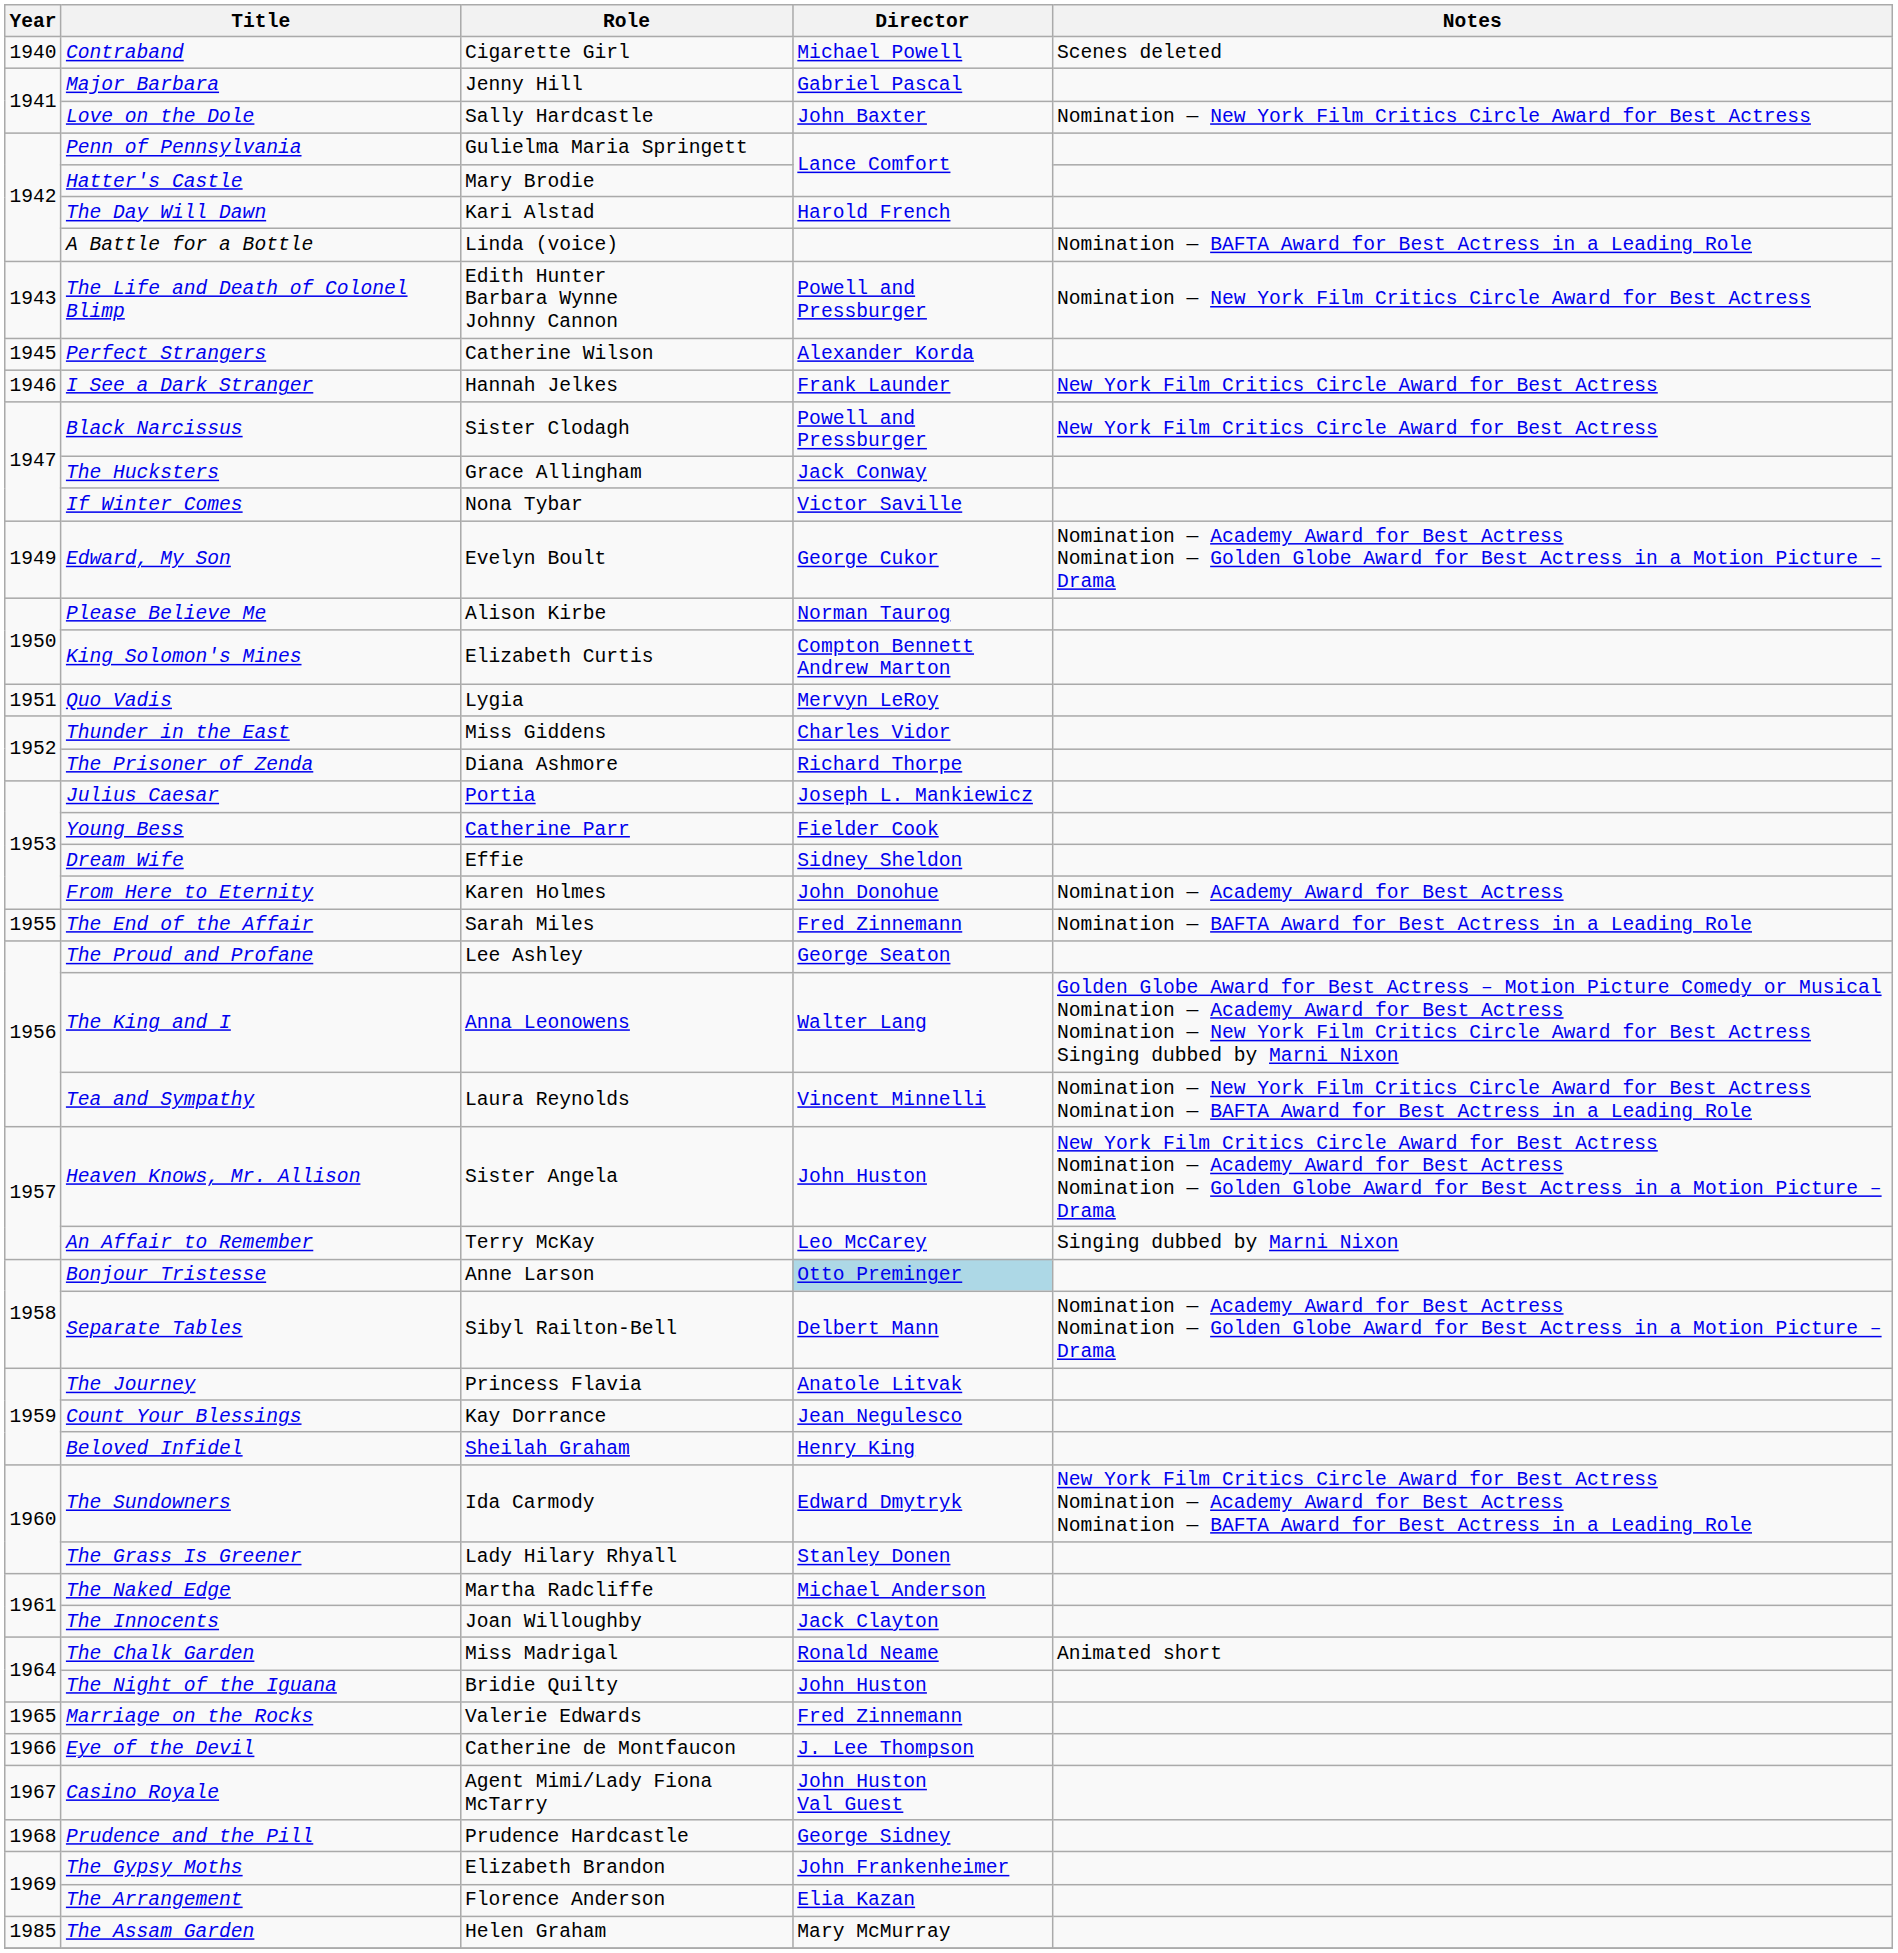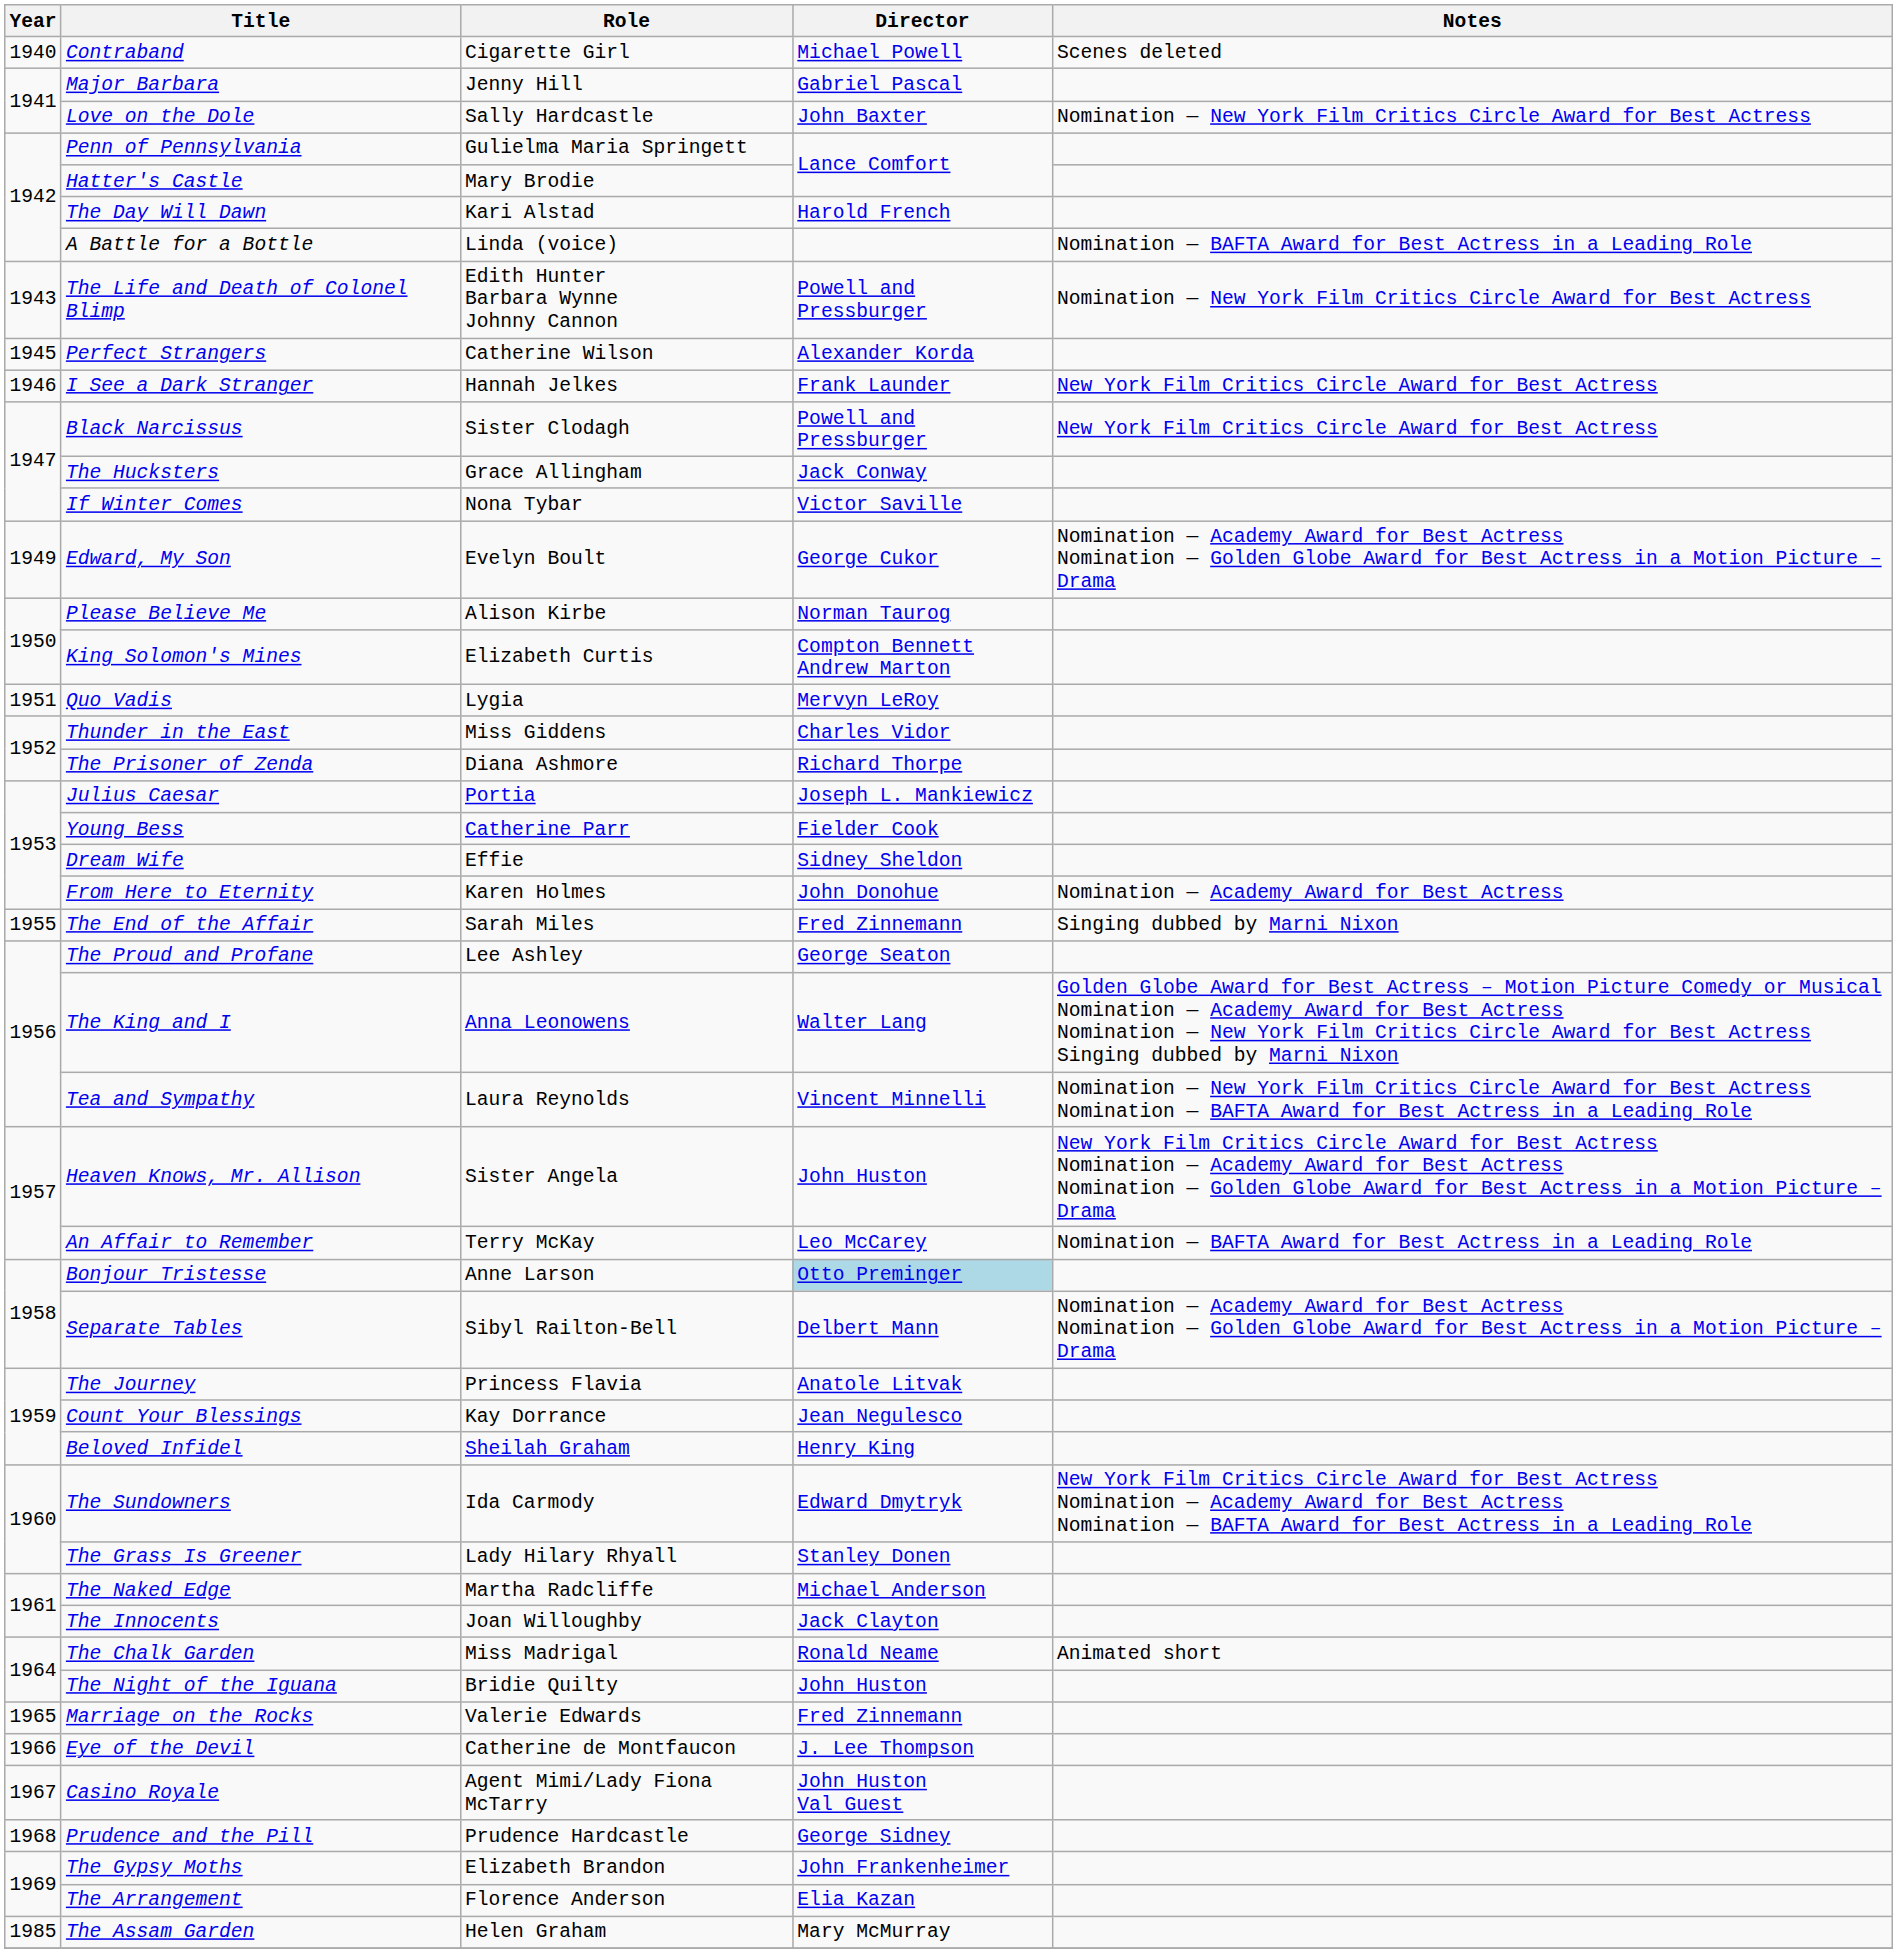(1405, 924) Nomination — BAFTA Award for Best Actress in a Leading Role -> (1228, 924) Singing dubbed by Marni Nixon
(1228, 1243) Singing dubbed by Marni Nixon -> (1405, 1243) Nomination — BAFTA Award for Best Actress in a Leading Role
